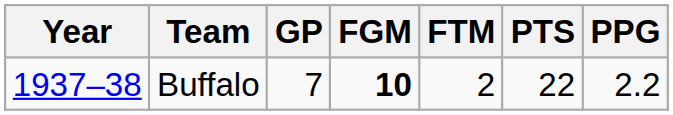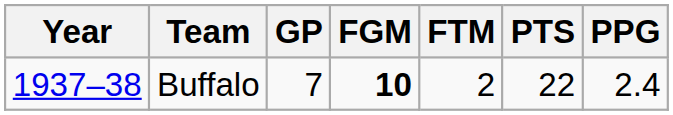(637, 84) 2.2 -> (637, 84) 2.4
